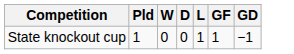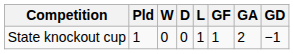+ column: (248, 15)
